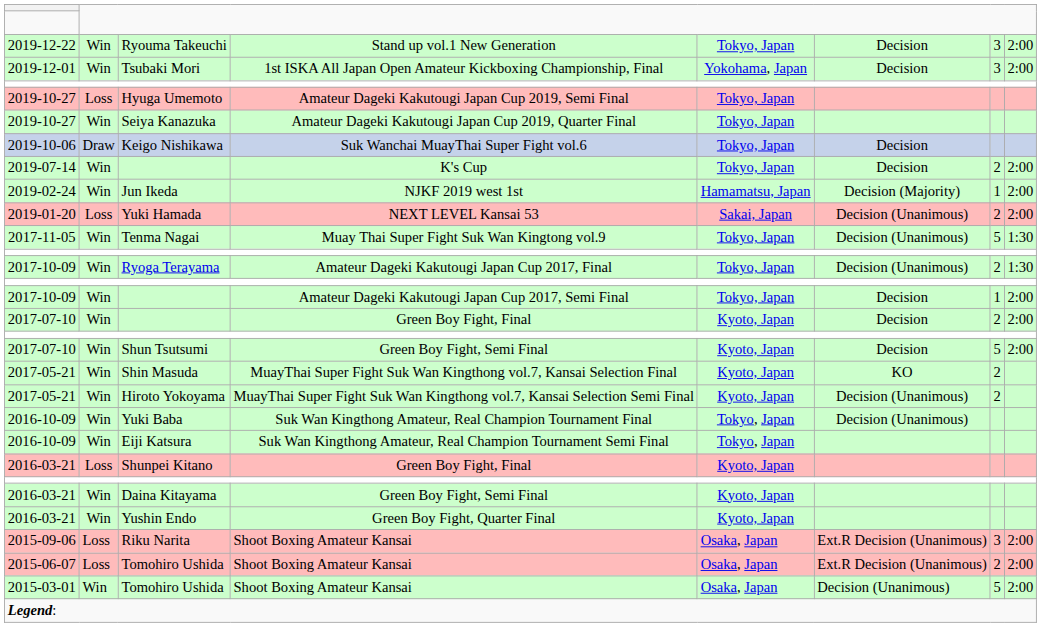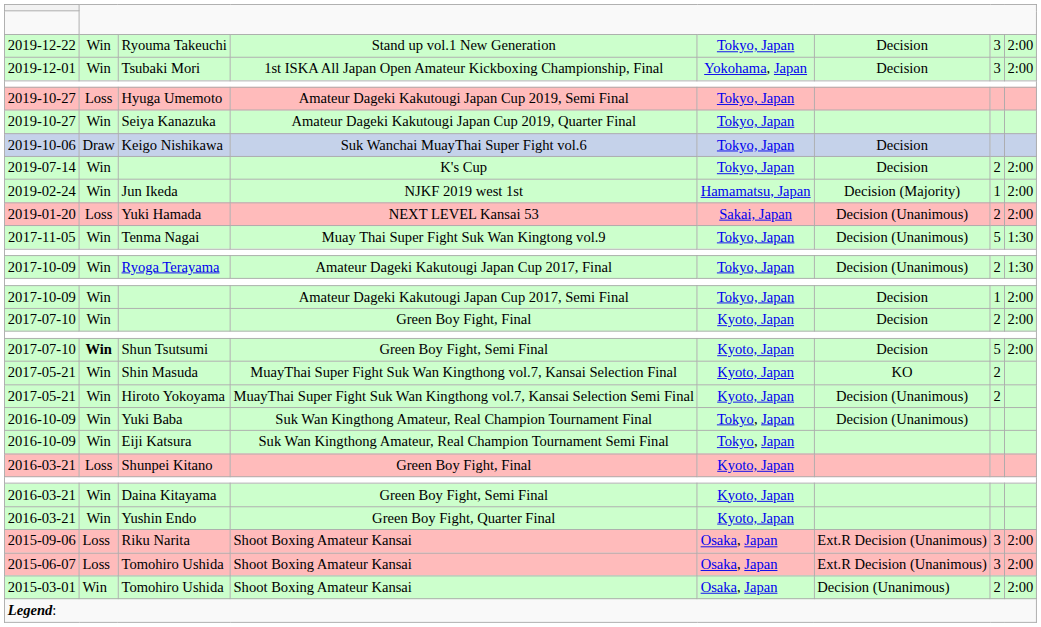(99, 349) normal -> (99, 349) bold
(997, 564) 2 -> (997, 564) 3
(997, 587) 5 -> (997, 587) 2
